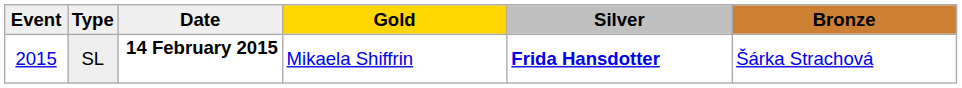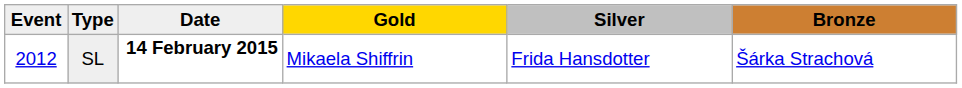(36, 58) 2015 -> (36, 58) 2012
(586, 58) bold -> (581, 58) normal
